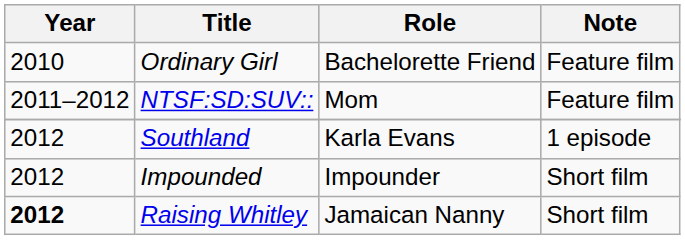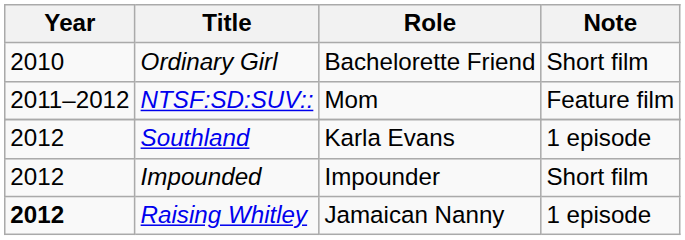(610, 61) Feature film -> (597, 61) Short film
(597, 215) Short film -> (599, 215) 1 episode
